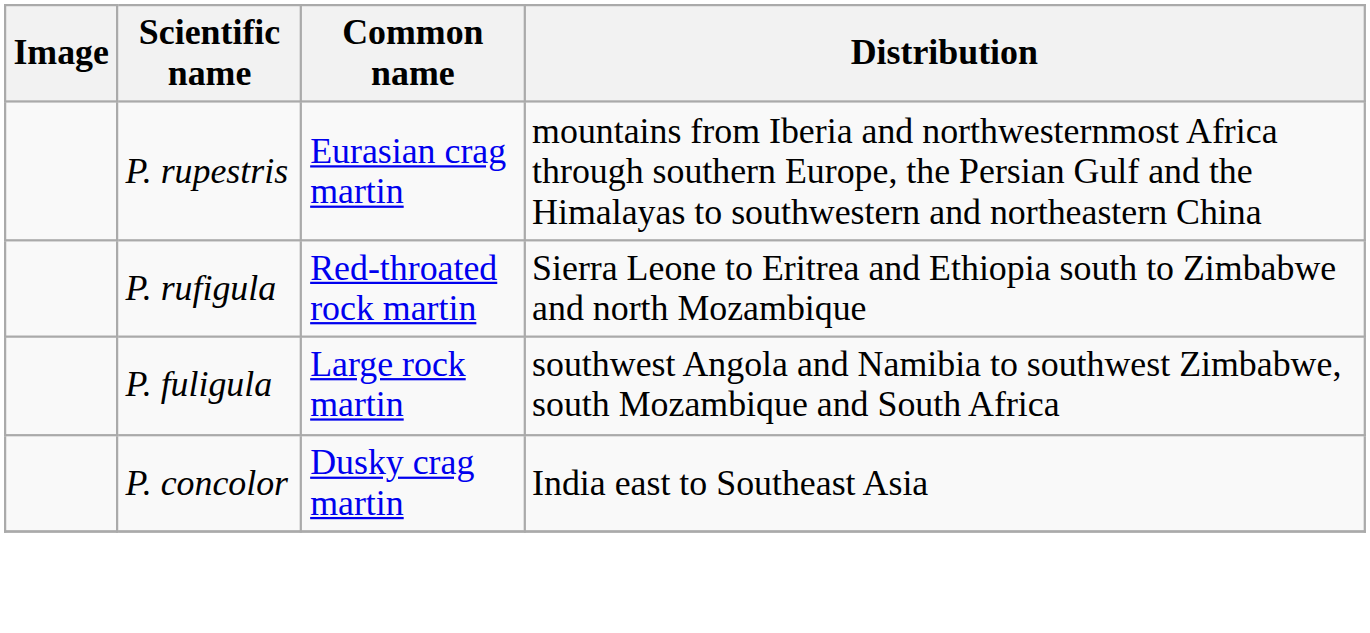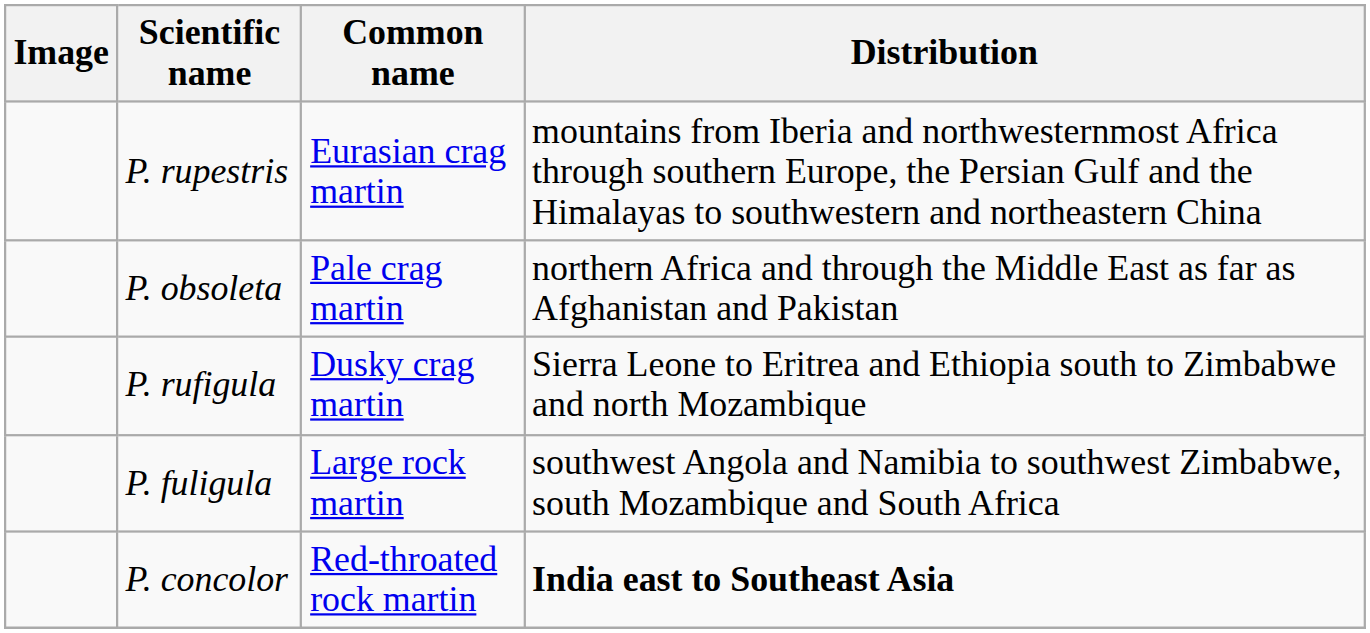+ row: (204, 287)
(404, 287) Red-throated rock martin -> (392, 384) Dusky crag martin
(392, 482) Dusky crag martin -> (404, 579) Red-throated rock martin
(730, 482) normal -> (743, 579) bold
